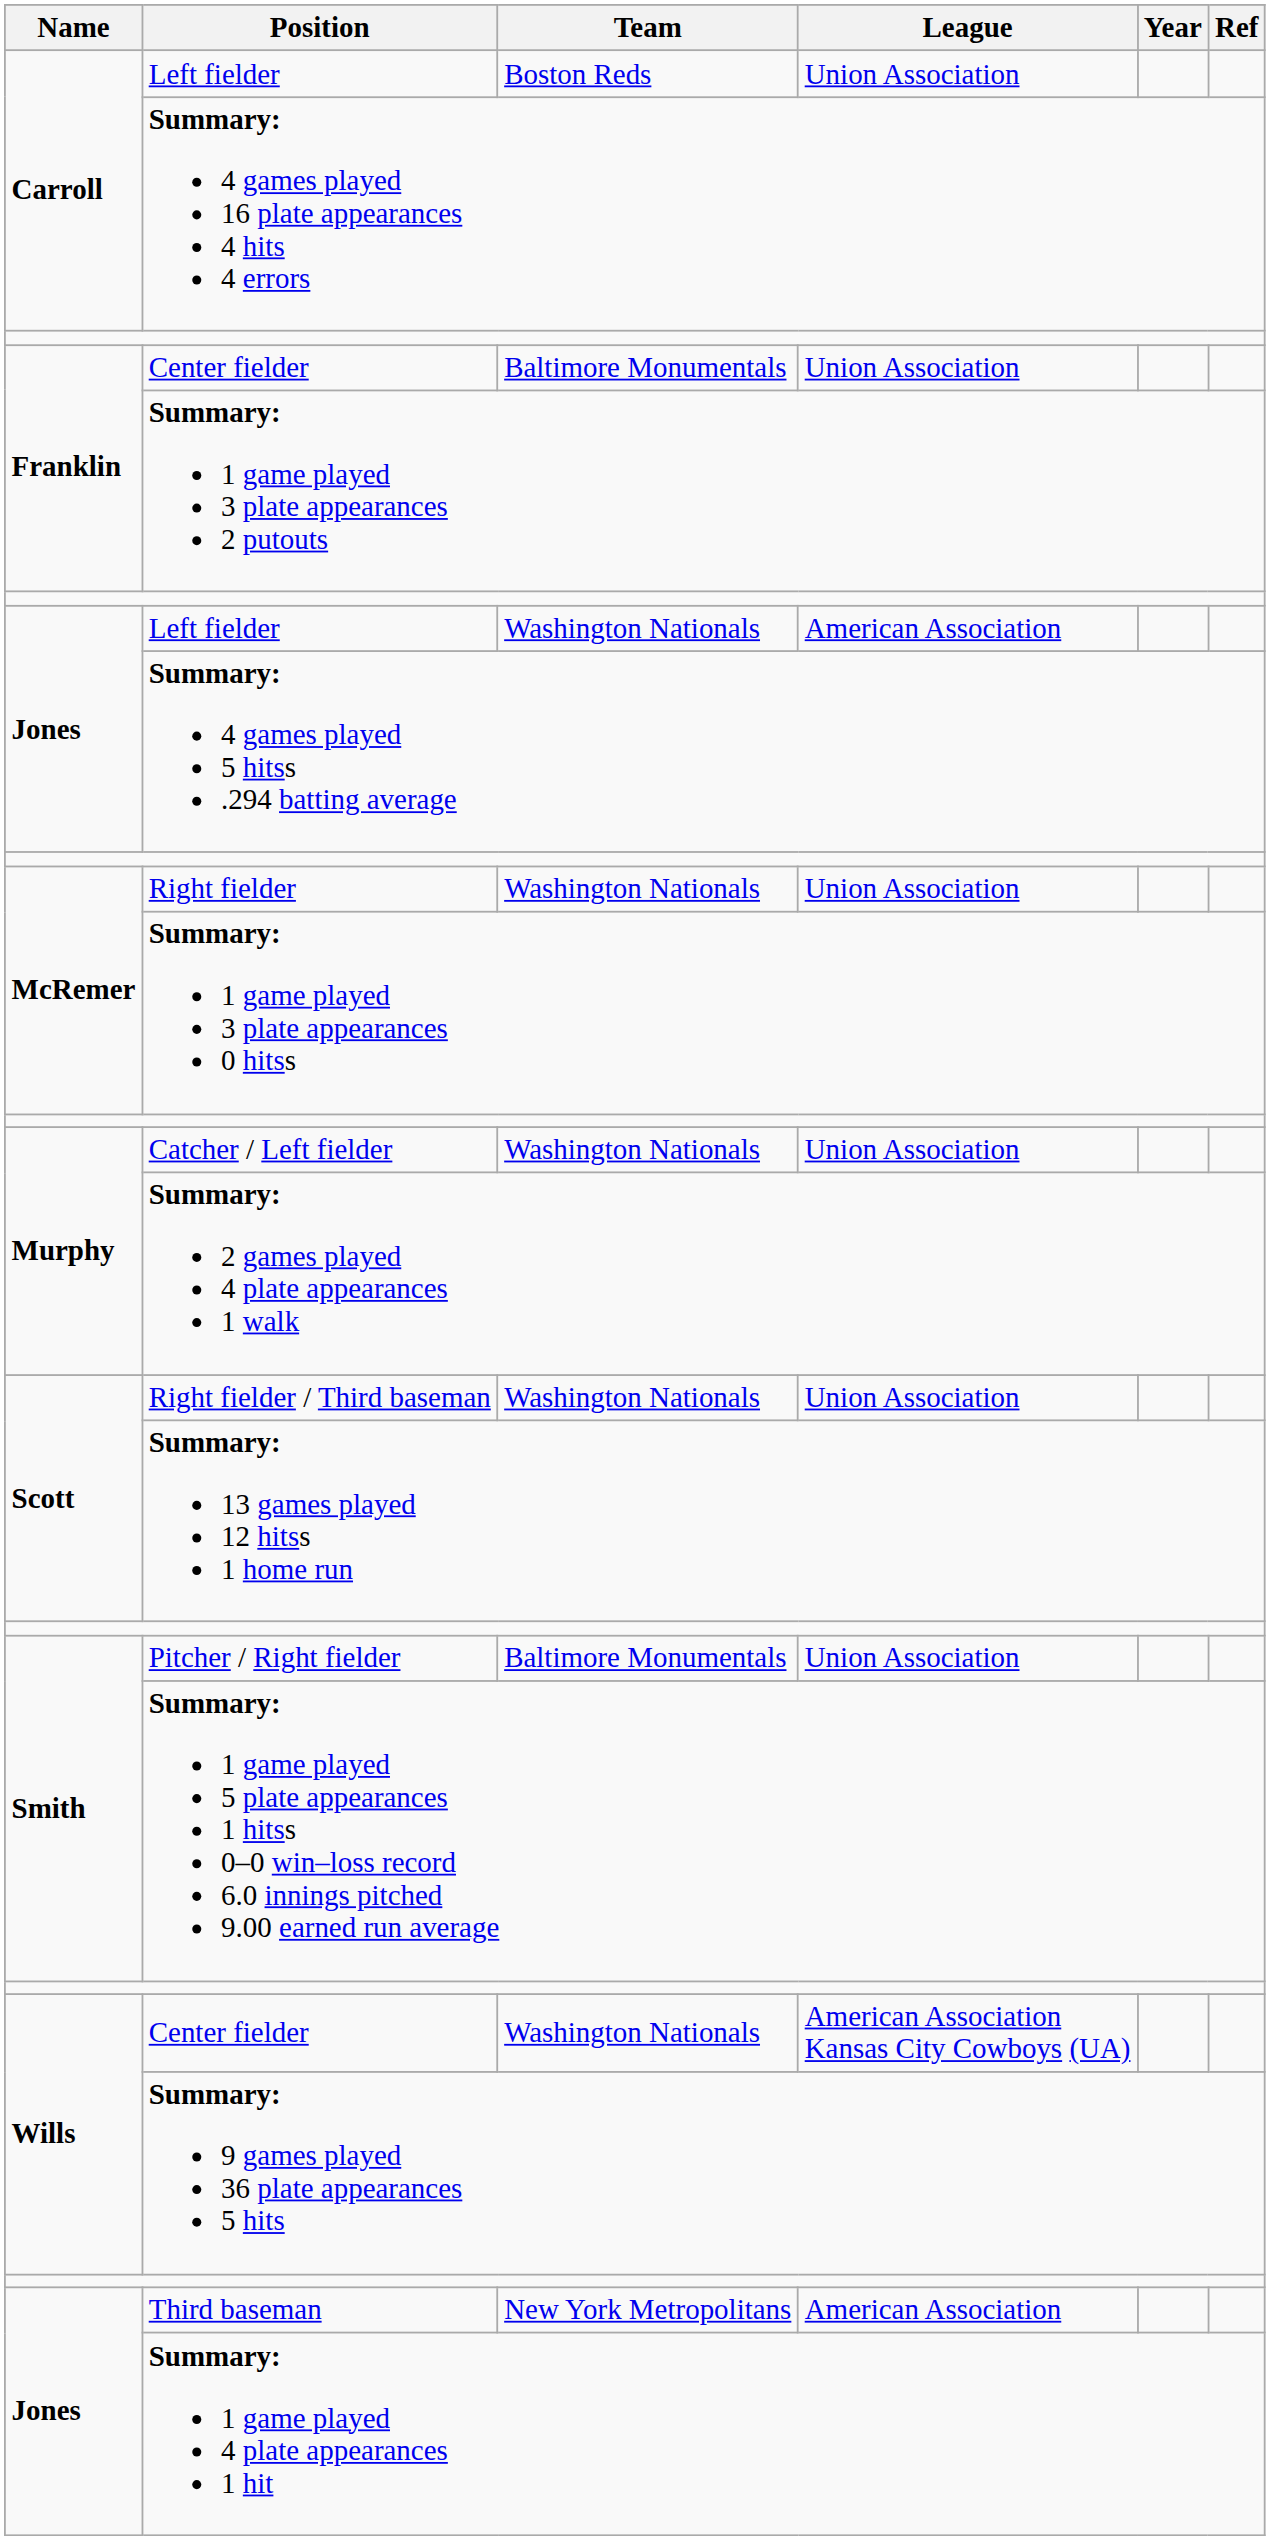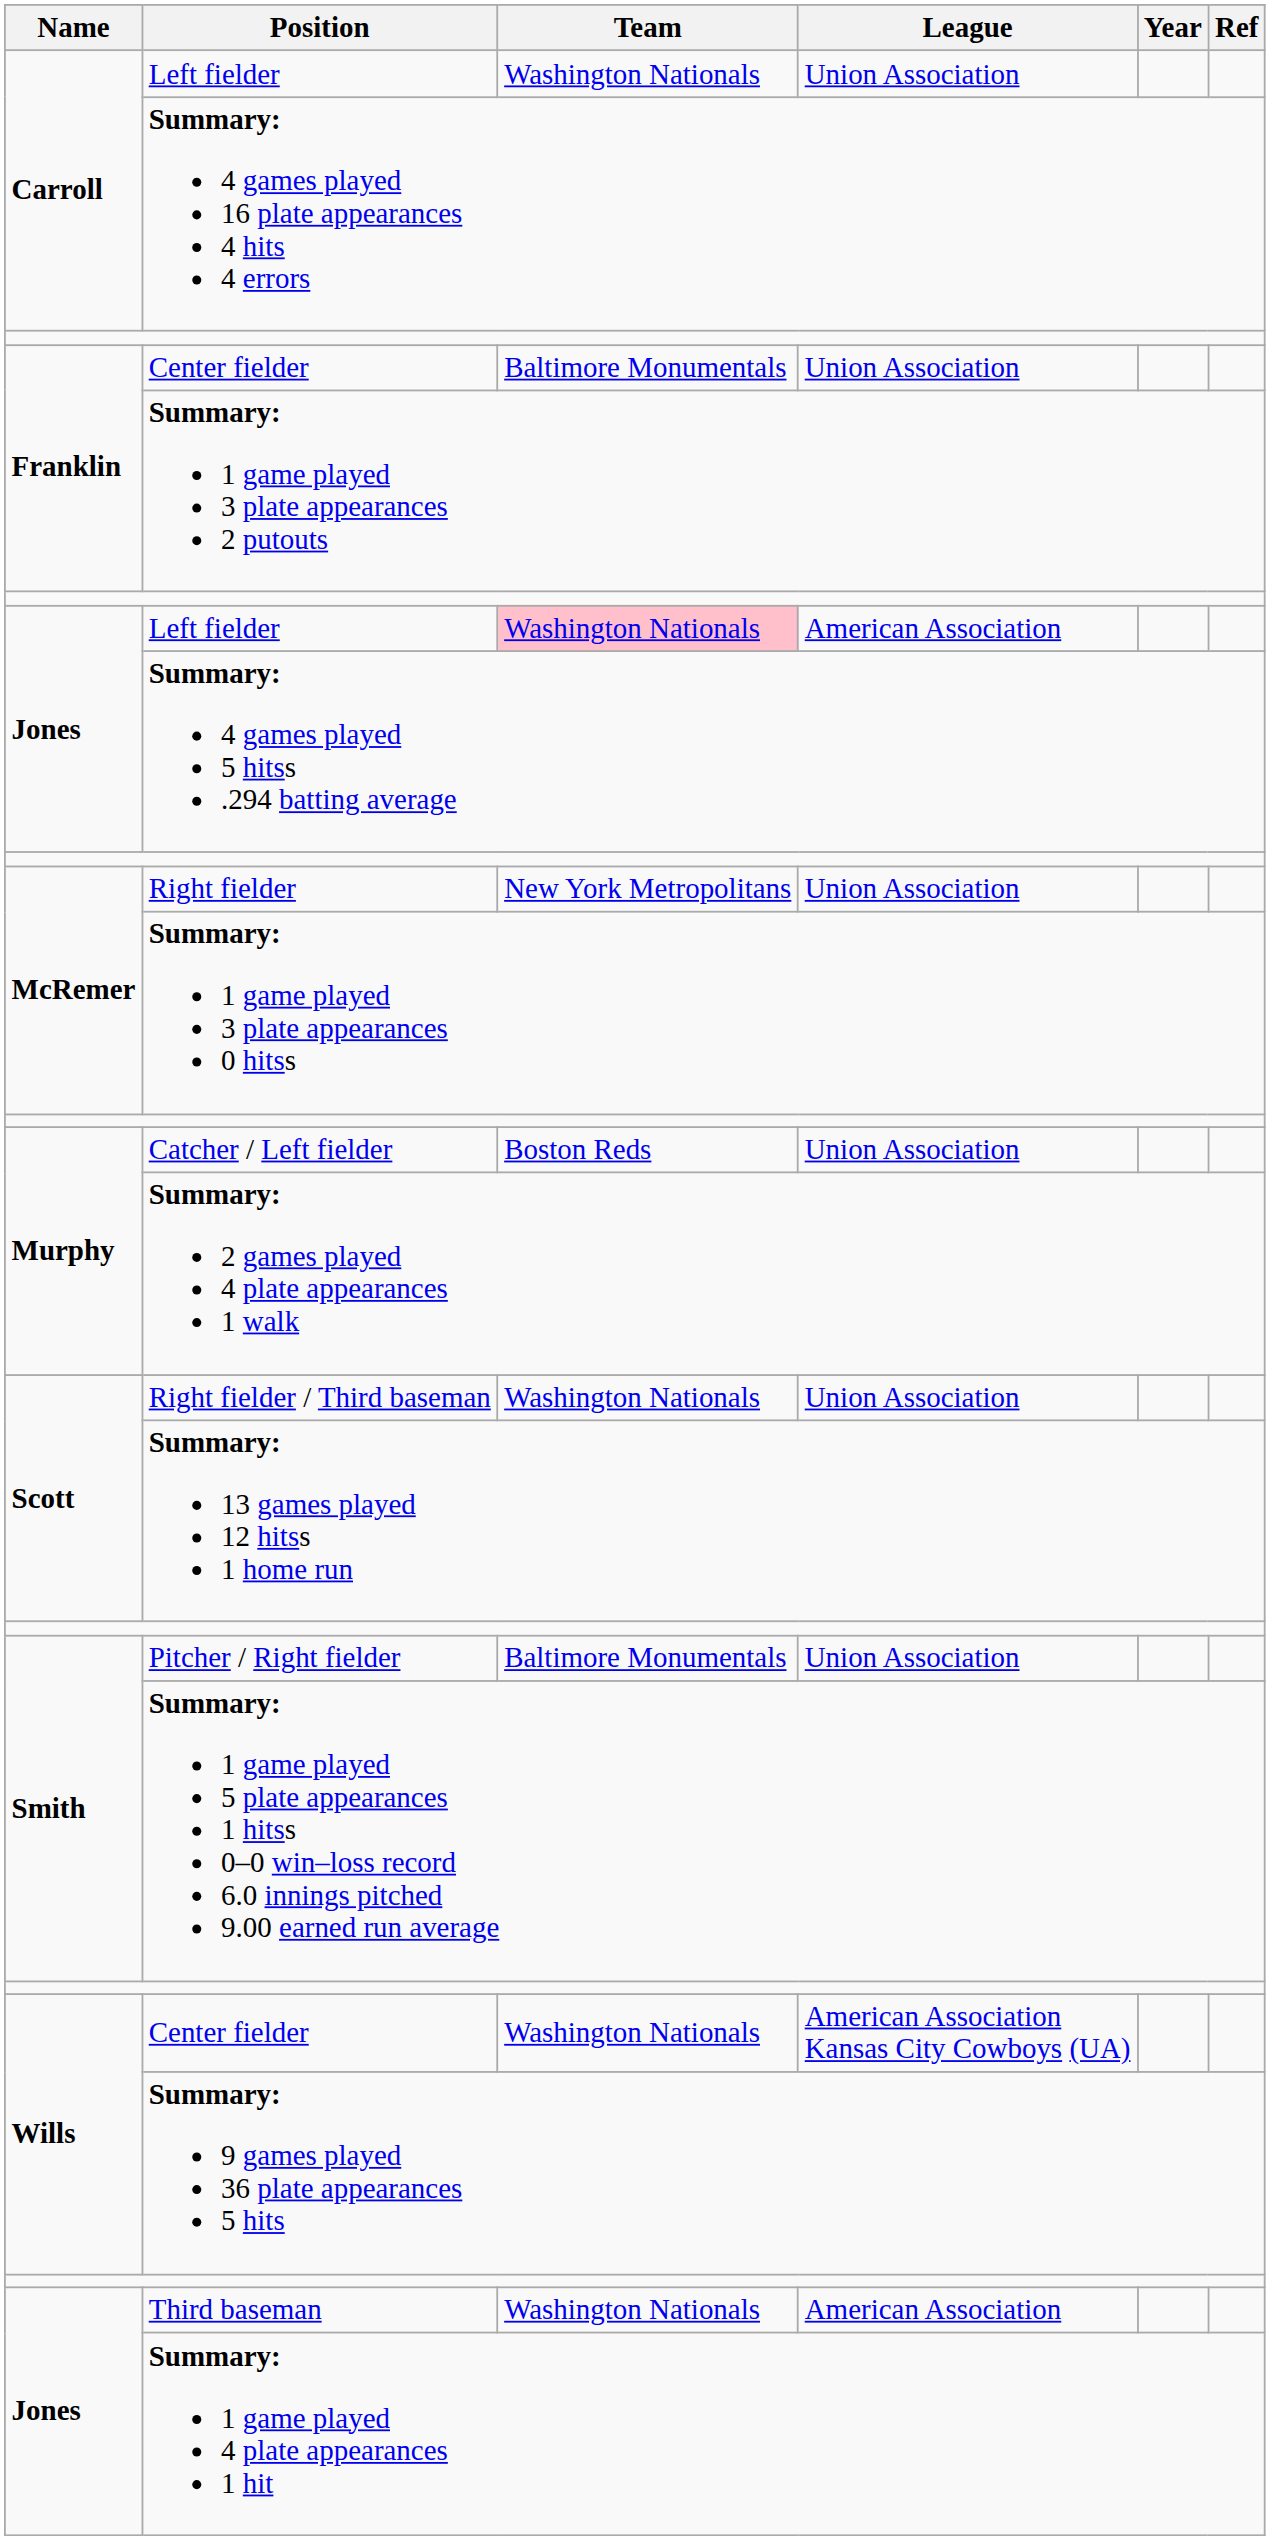(578, 73) Boston Reds -> (632, 73) Washington Nationals
(632, 627) no background -> (632, 627) pink background
(632, 888) Washington Nationals -> (648, 888) New York Metropolitans
(632, 1149) Washington Nationals -> (578, 1149) Boston Reds
(648, 2309) New York Metropolitans -> (632, 2309) Washington Nationals
